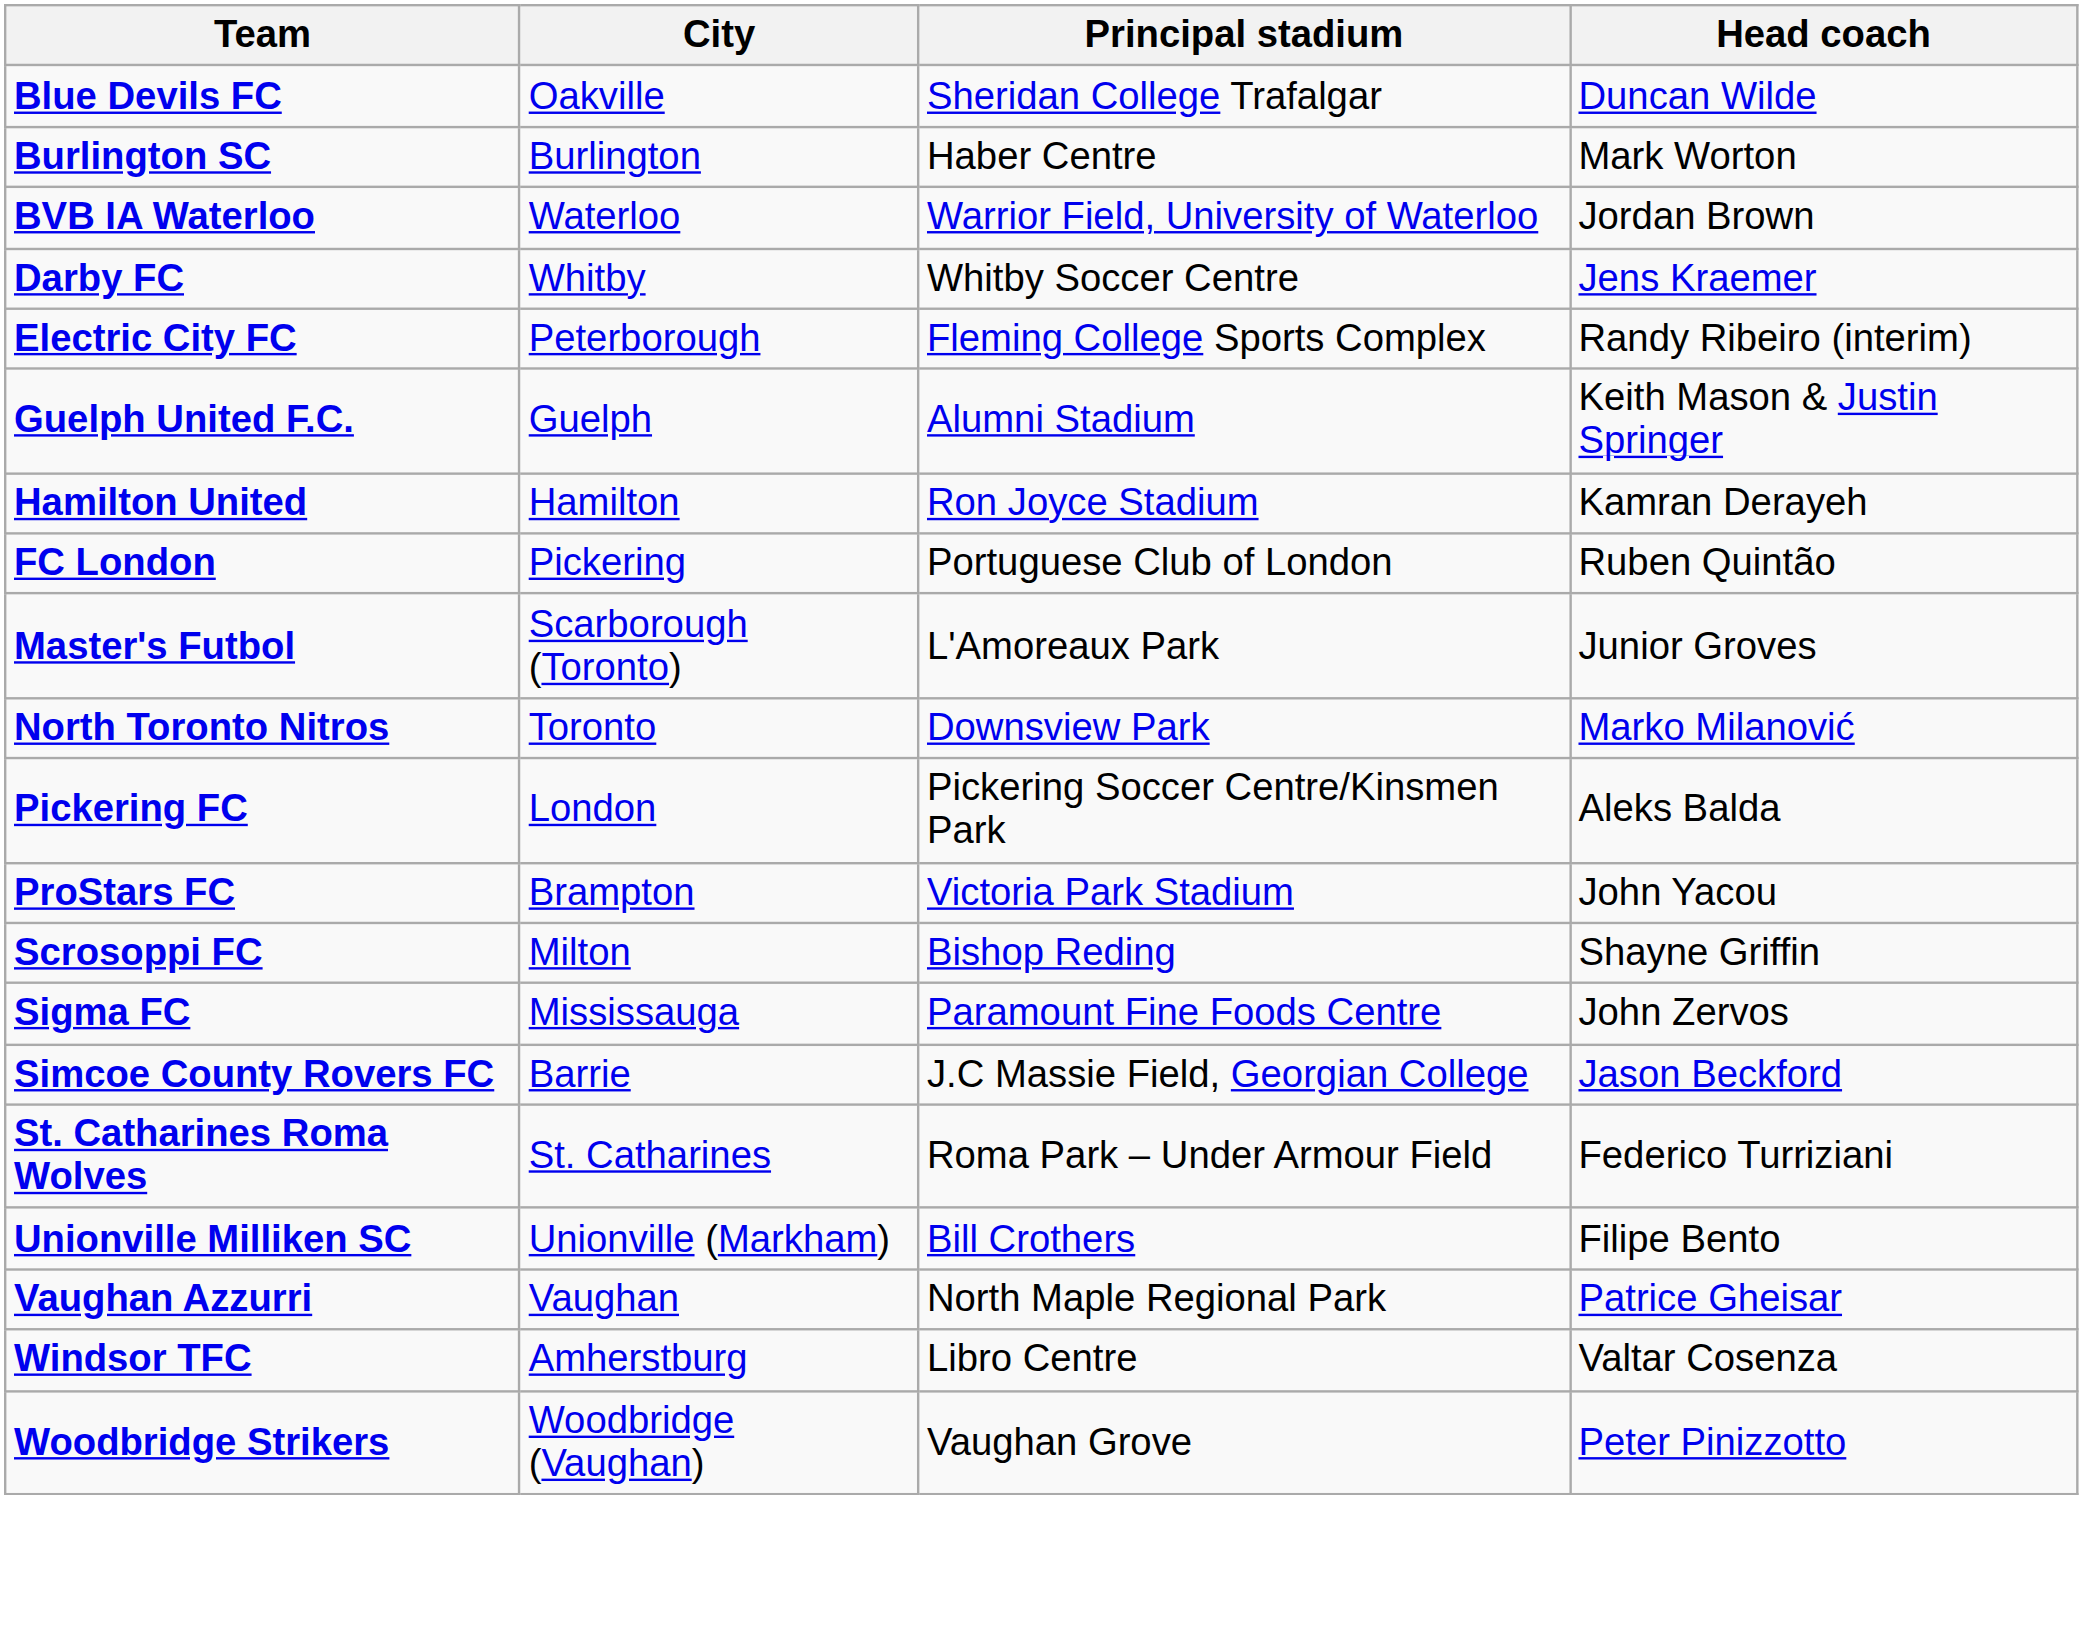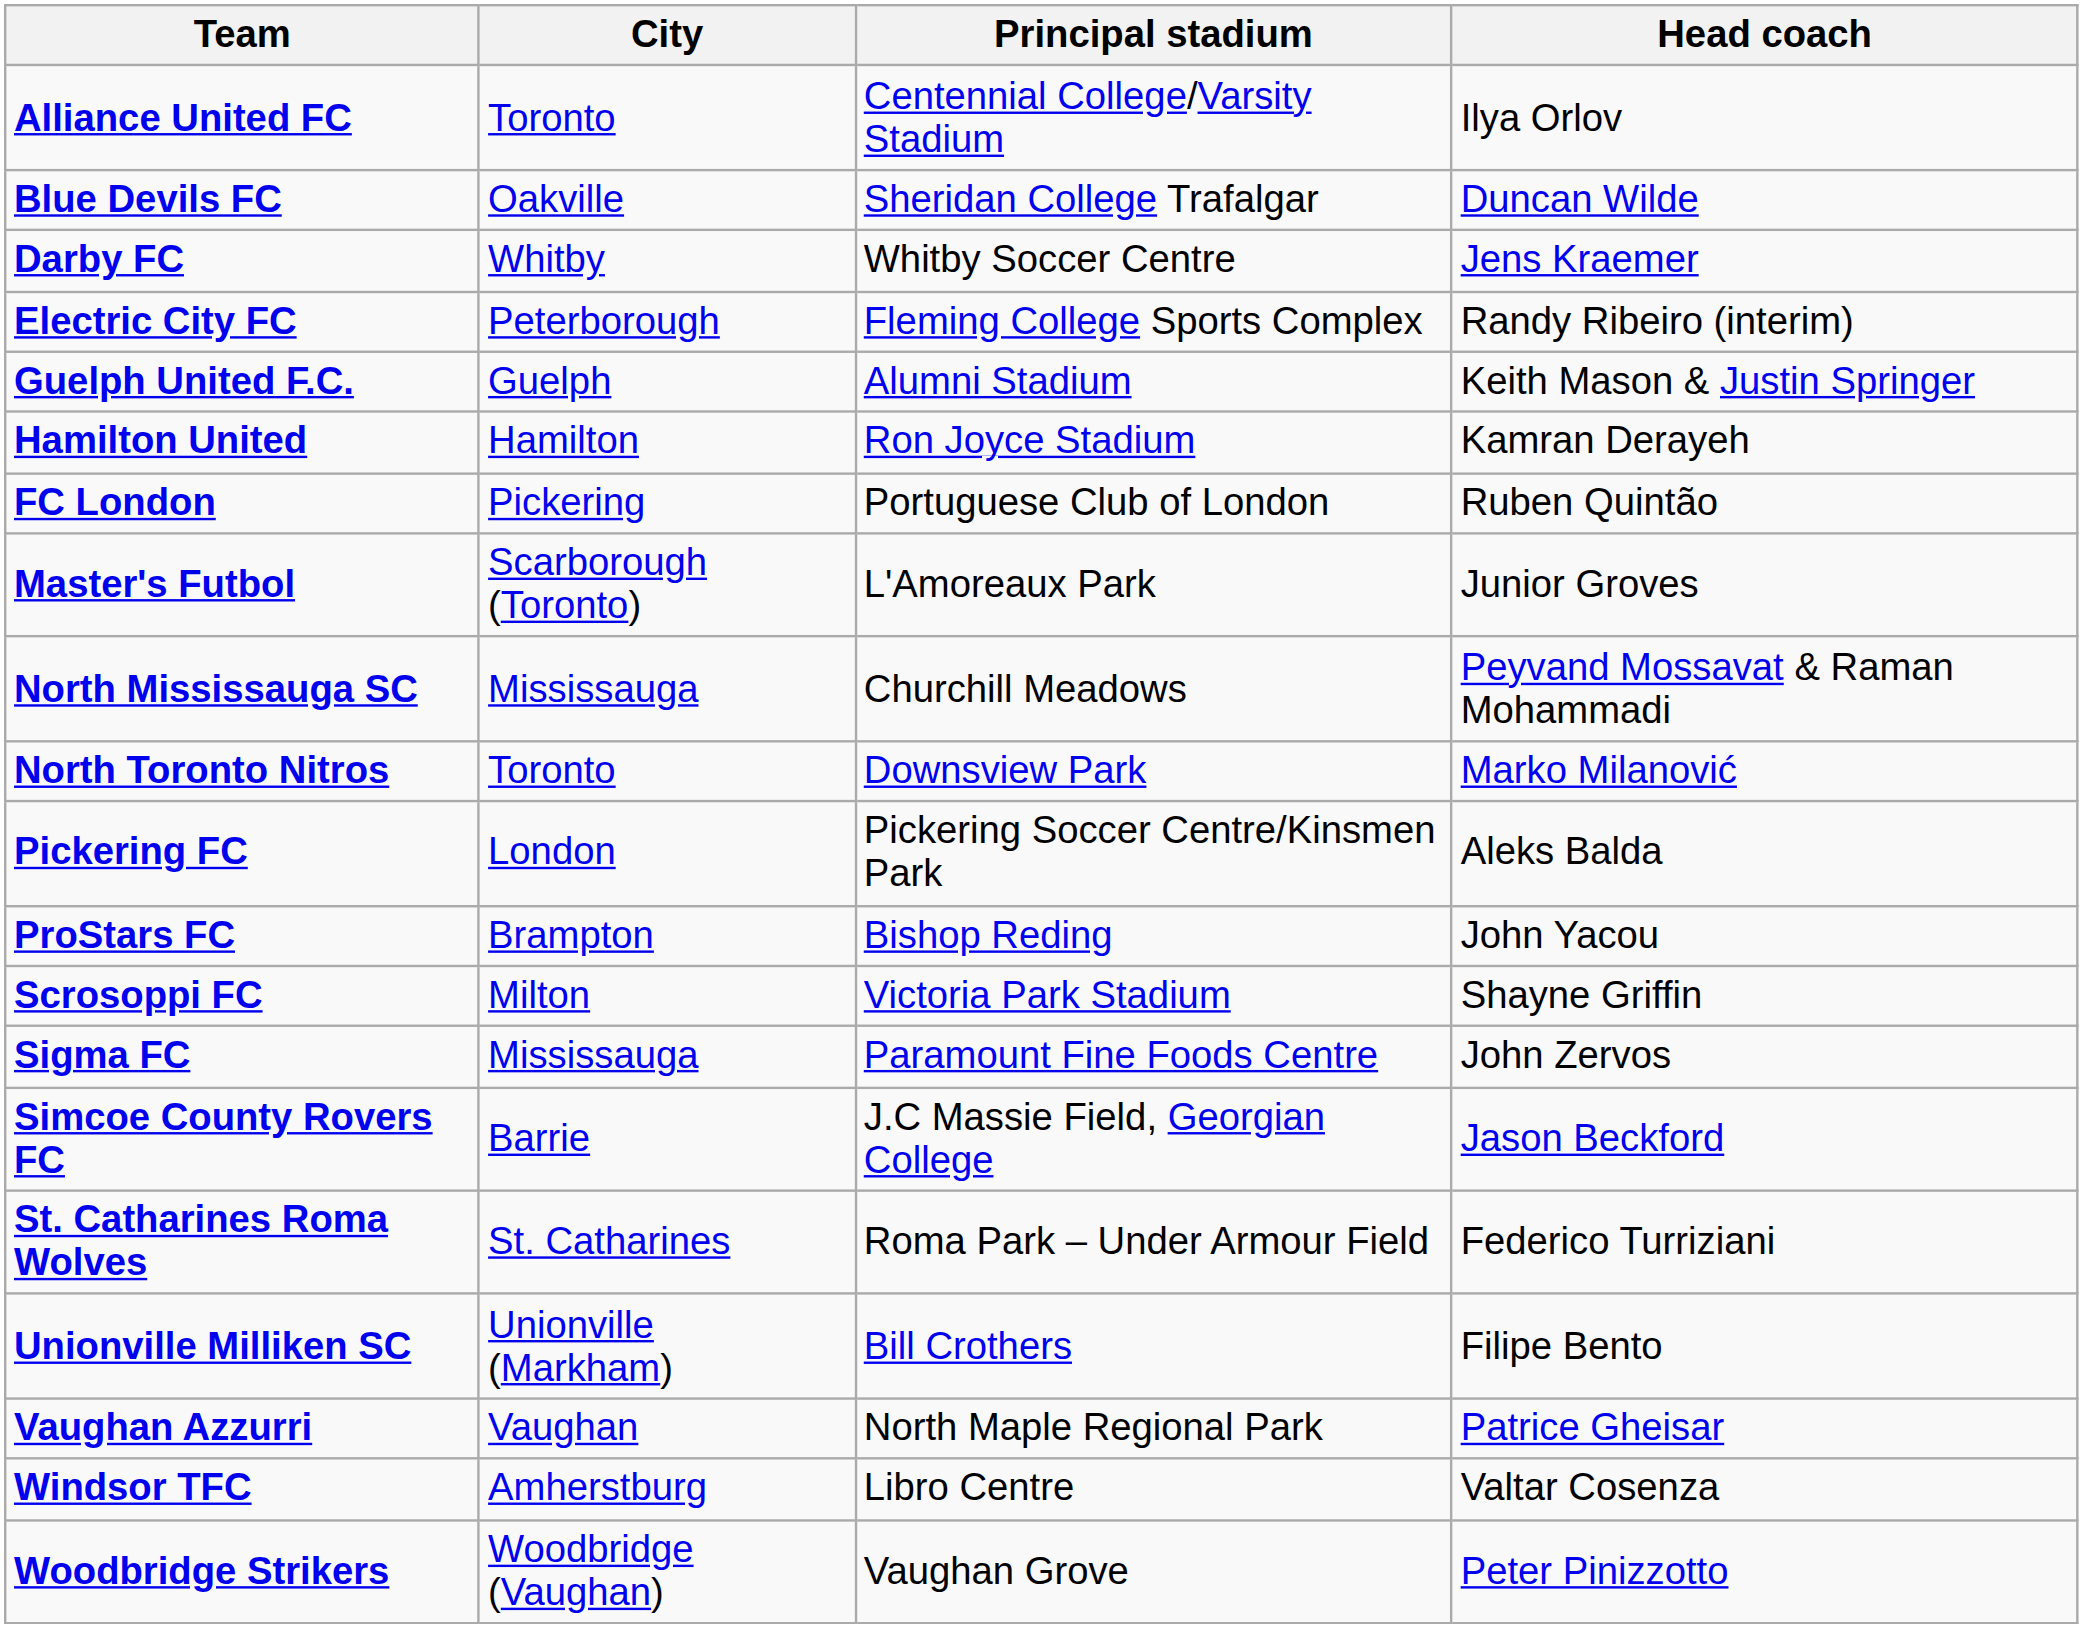+ row: (183, 116)
- row: (143, 156)
- row: (165, 216)
+ row: (216, 688)
(1110, 891) Victoria Park Stadium -> (988, 934) Bishop Reding
(1051, 952) Bishop Reding -> (1047, 995) Victoria Park Stadium
